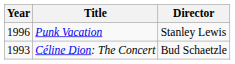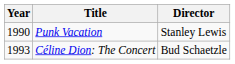(19, 31) 1996 -> (19, 31) 1990
